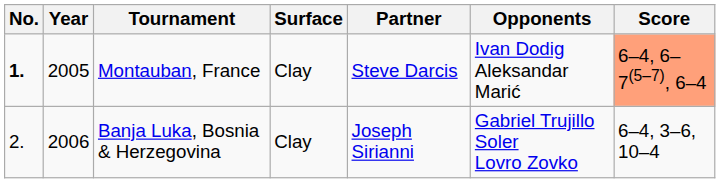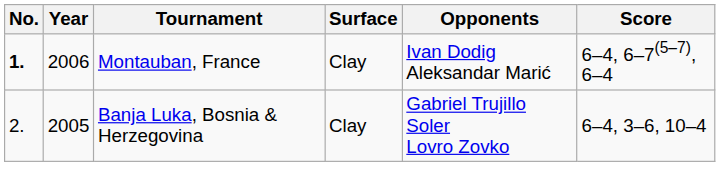- column: (409, 19)
(69, 70) 2005 -> (69, 62) 2006
(662, 70) lightsalmon background -> (639, 62) no background
(69, 141) 2006 -> (69, 125) 2005
